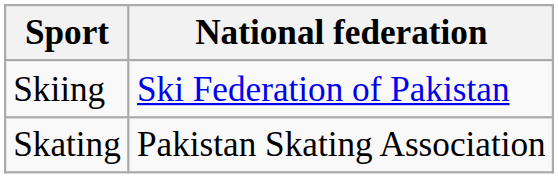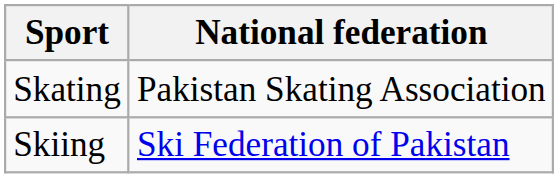rows swapped: (67, 144) <-> (59, 88)
